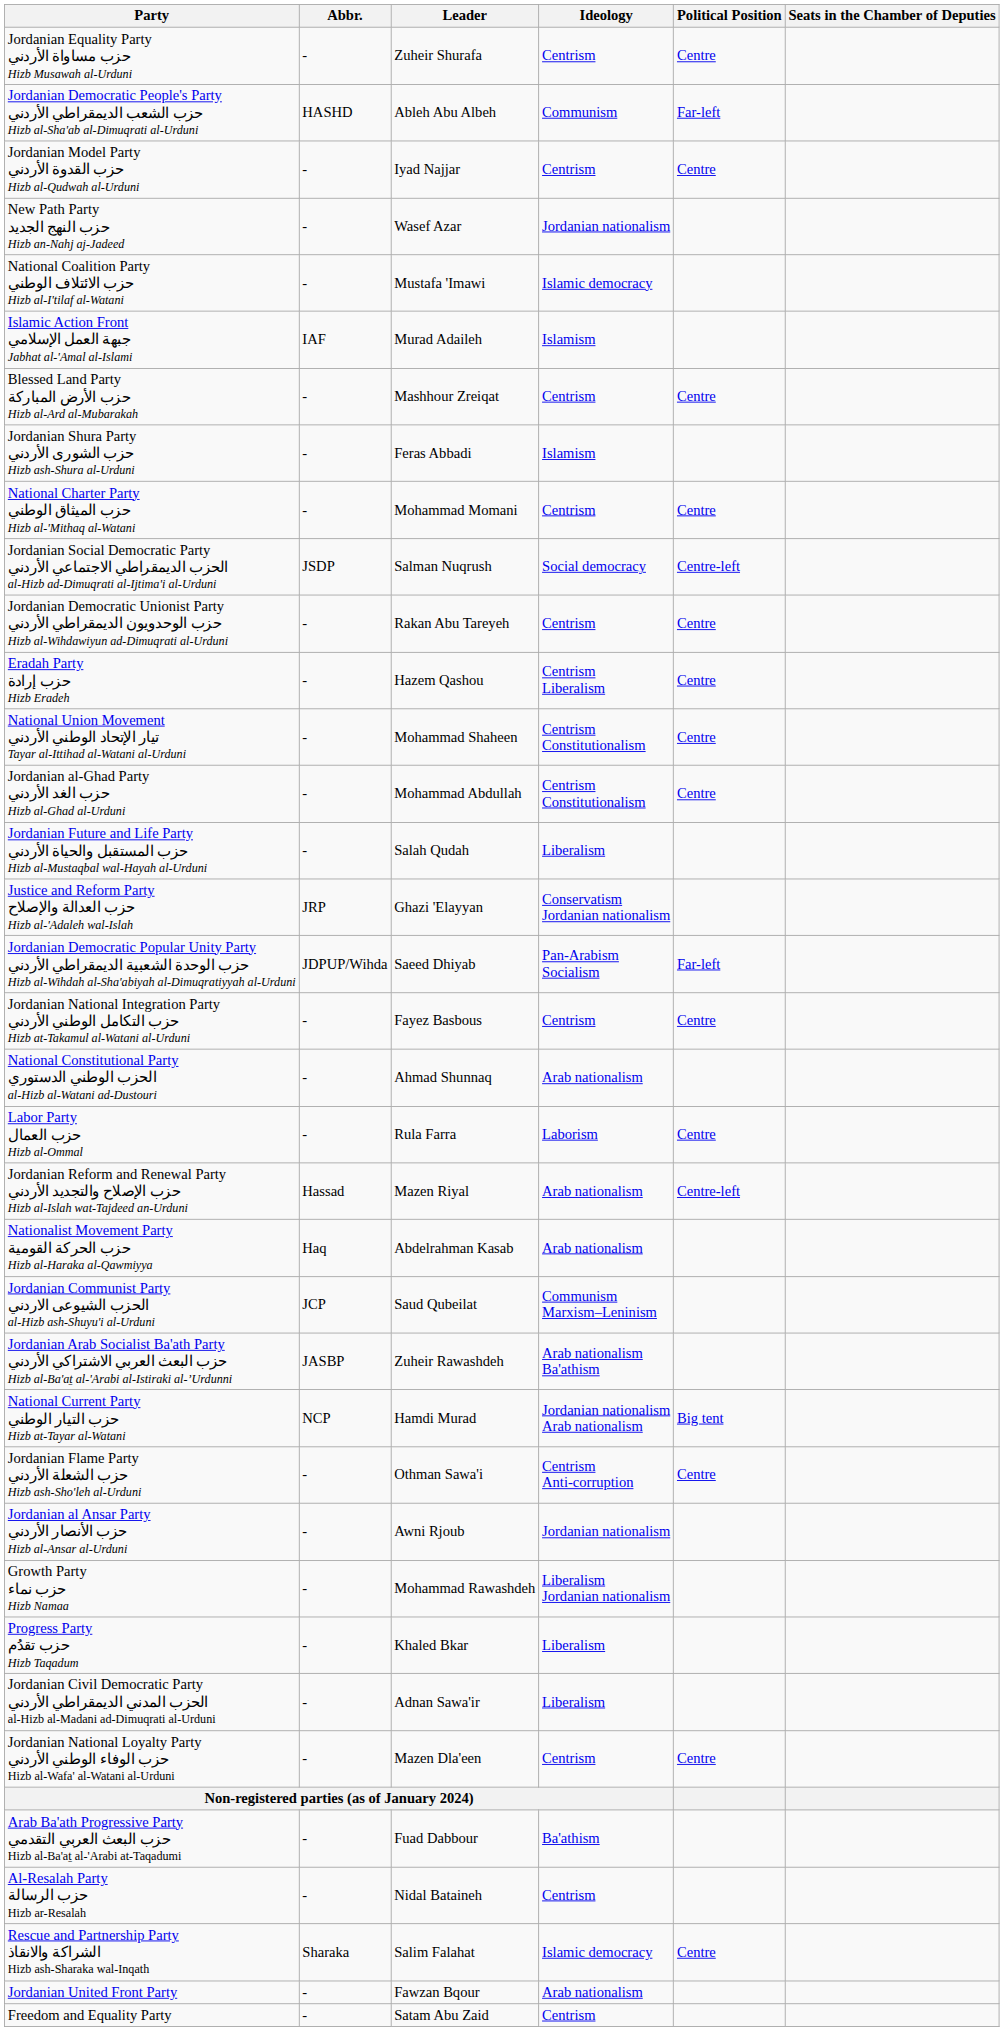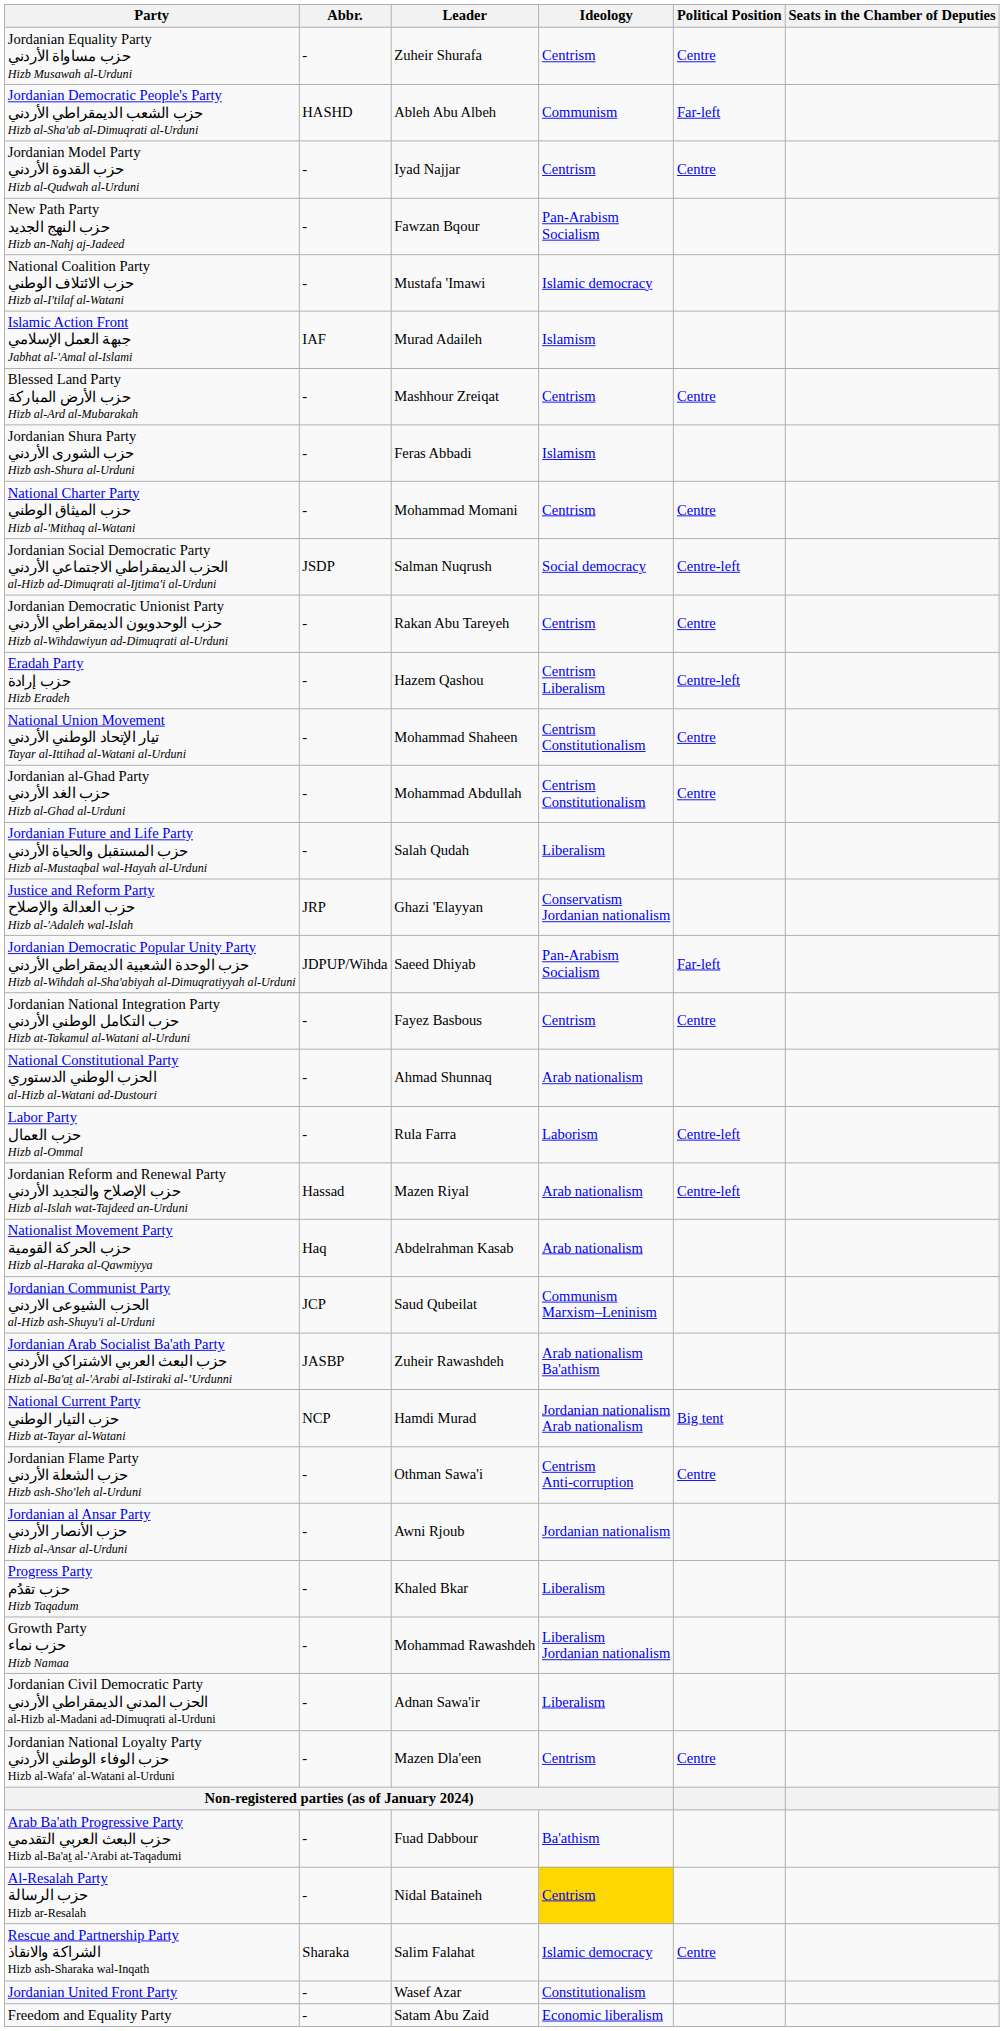(428, 226) Wasef Azar -> (437, 226) Fawzan Bqour
(606, 226) Jordanian nationalism -> (580, 226) Pan-Arabism Socialism
(696, 680) Centre -> (708, 680) Centre-left
(696, 1134) Centre -> (708, 1134) Centre-left
rows swapped: (50, 1645) <-> (47, 1588)
(569, 1895) no background -> (569, 1895) gold background
(437, 1992) Fawzan Bqour -> (428, 1992) Wasef Azar
(592, 1992) Arab nationalism -> (594, 1992) Constitutionalism
(569, 2015) Centrism -> (603, 2015) Economic liberalism
